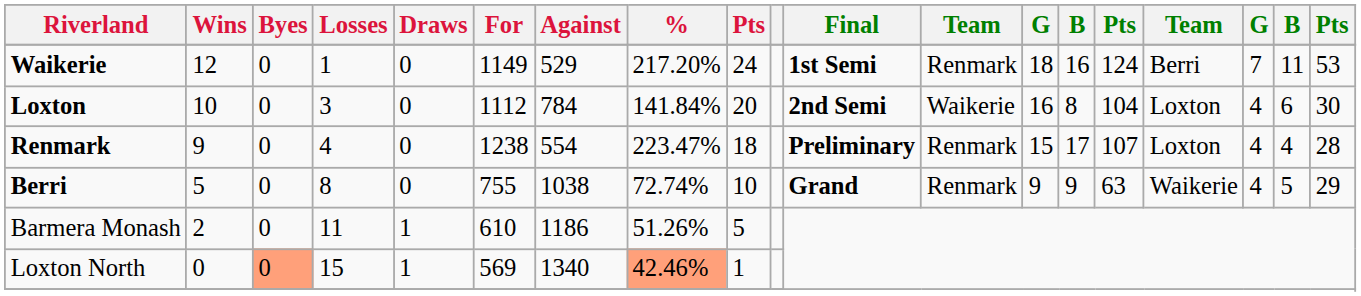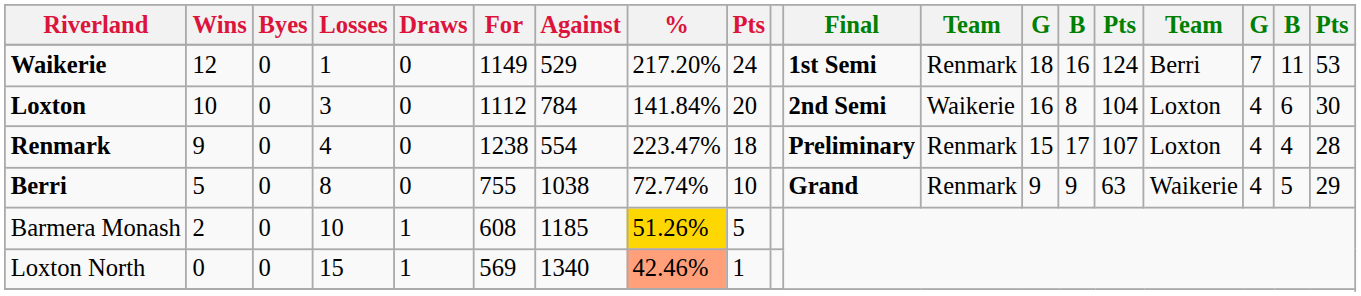(331, 227) 11 -> (332, 227) 10
(498, 227) 610 -> (498, 227) 608
(564, 227) 1186 -> (564, 227) 1185
(670, 227) no background -> (670, 227) gold background
(265, 268) lightsalmon background -> (265, 268) no background
